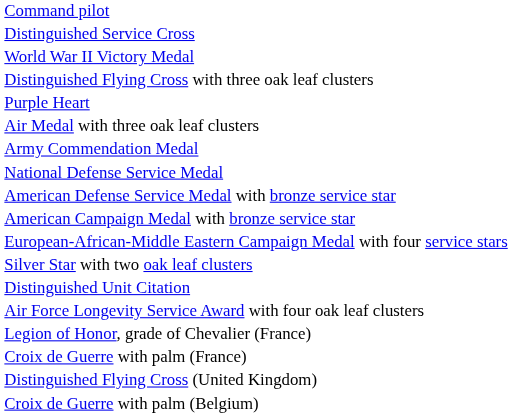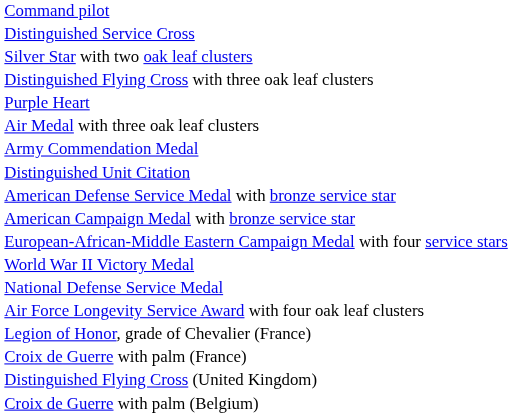rows swapped: (128, 264) <-> (99, 56)
rows swapped: (97, 287) <-> (114, 172)
